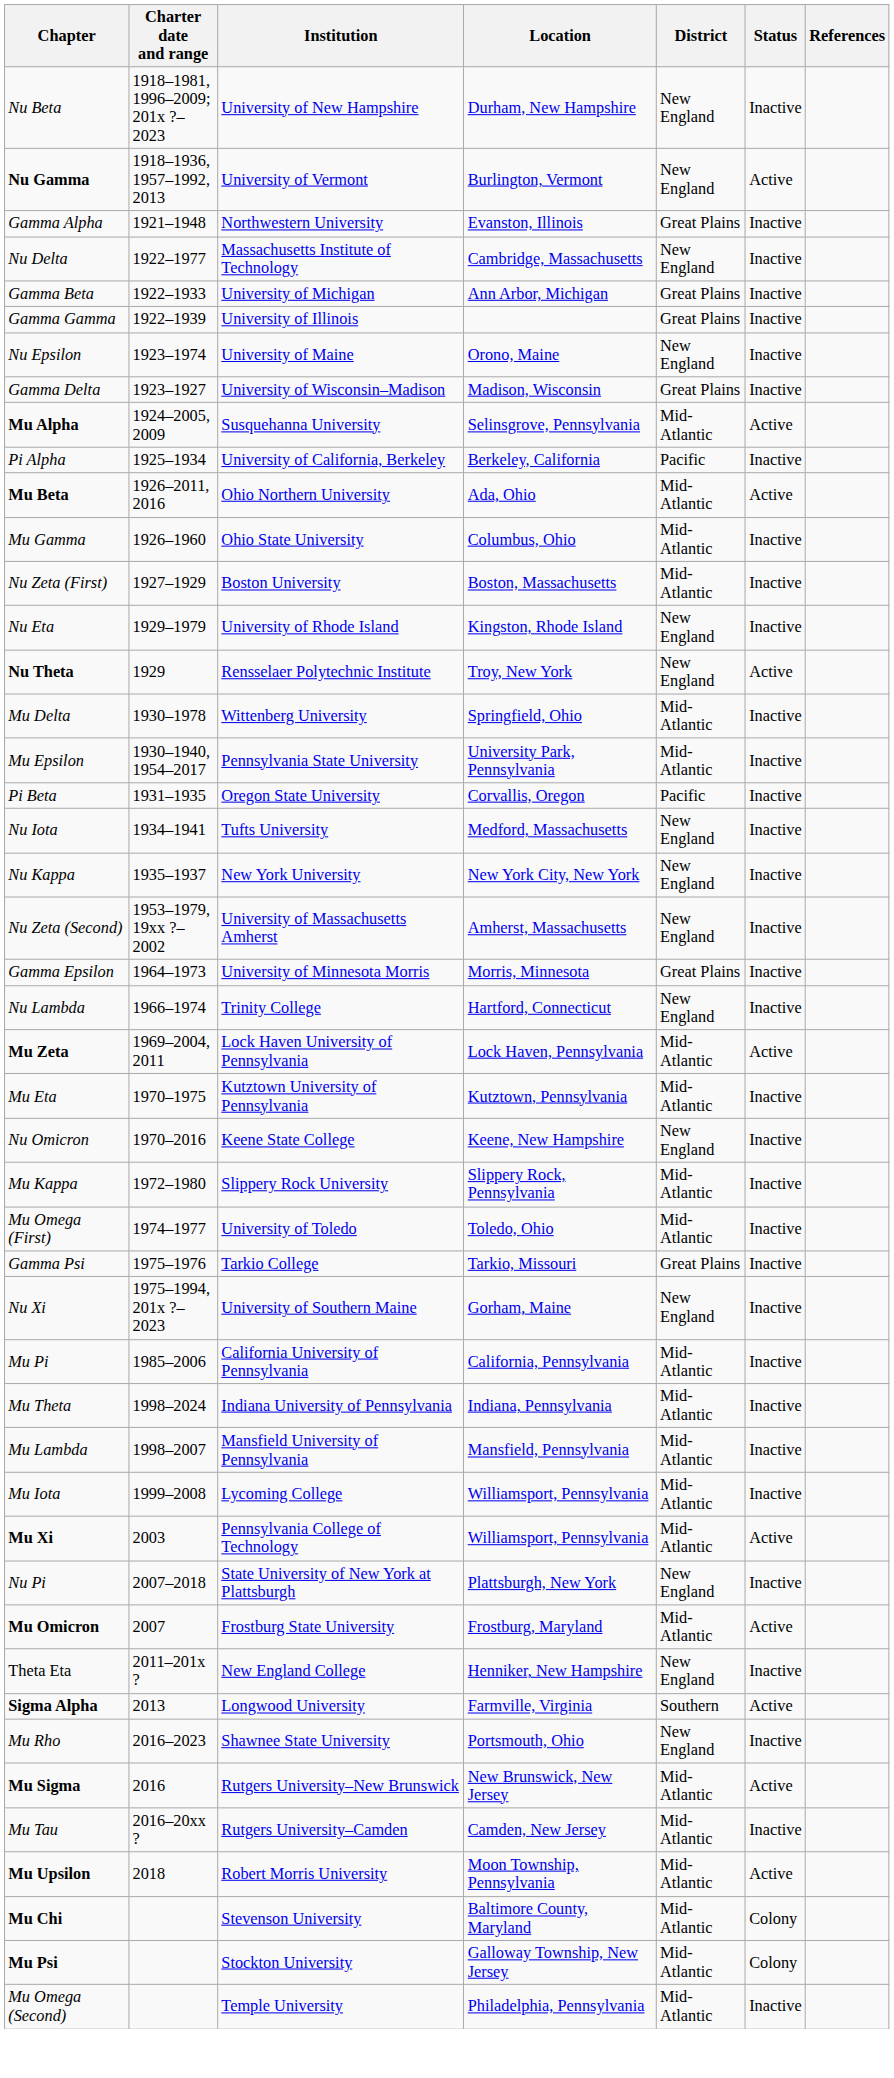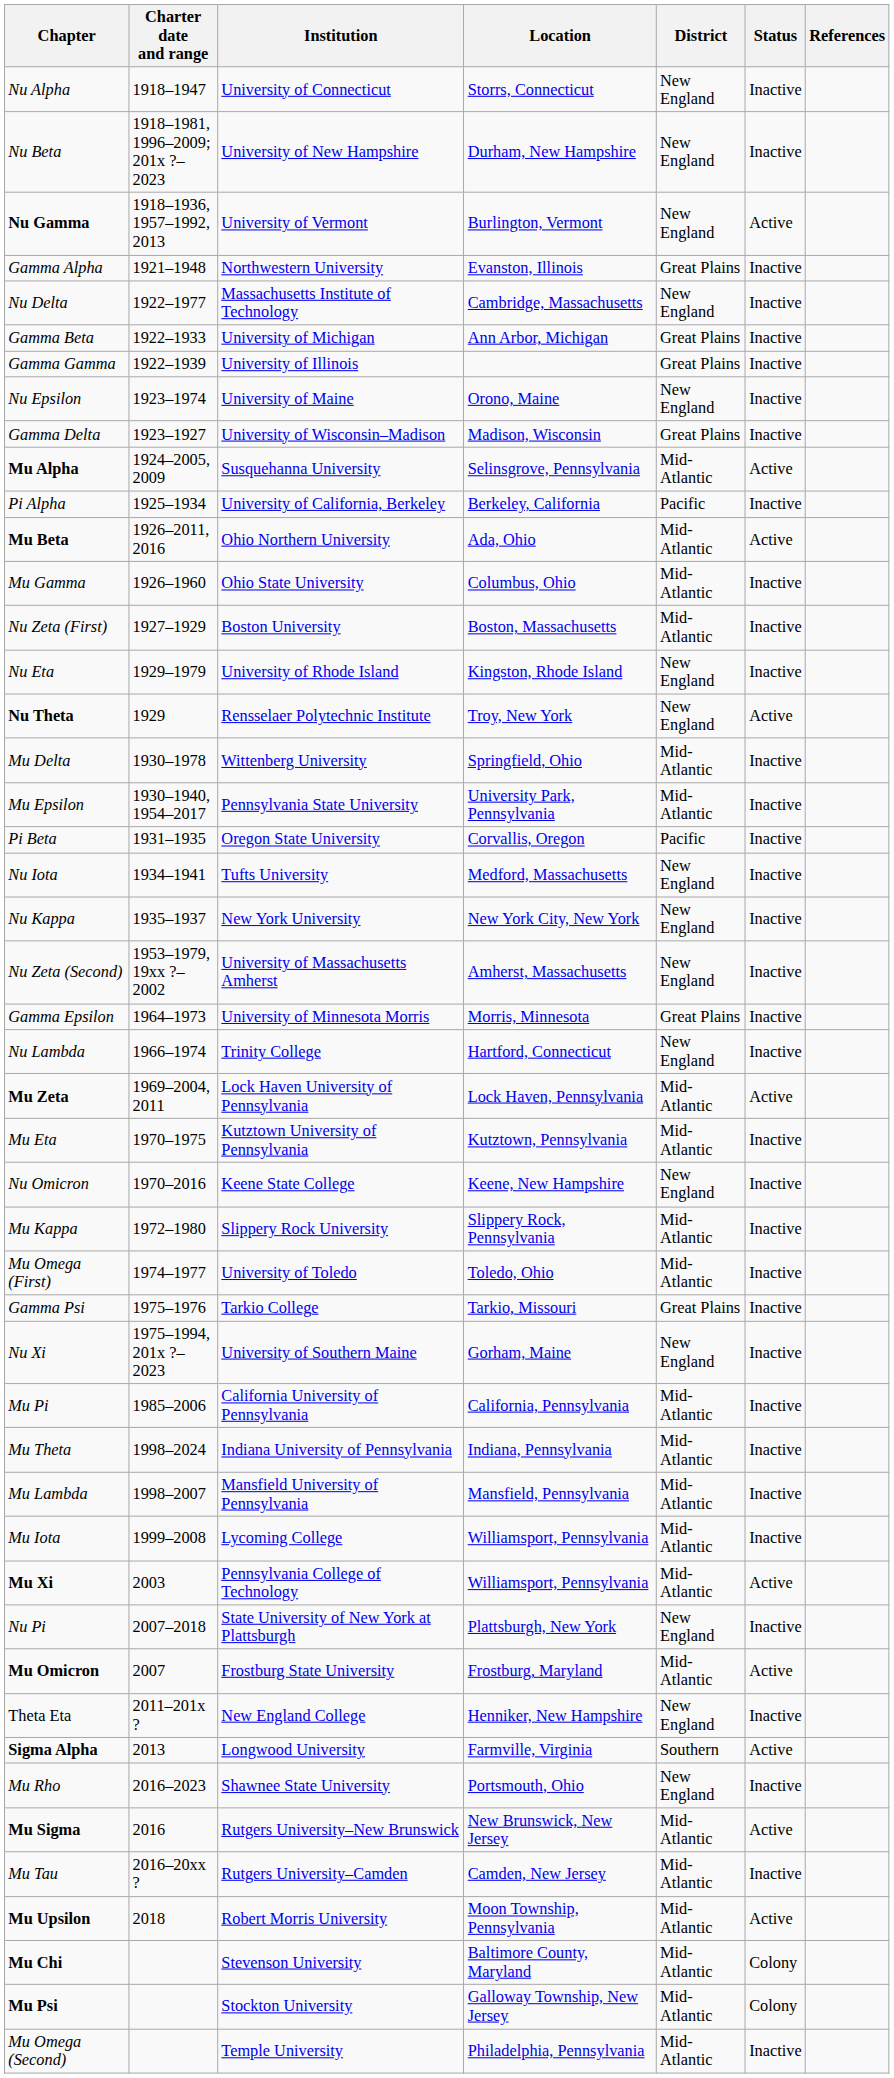+ row: (39, 89)
